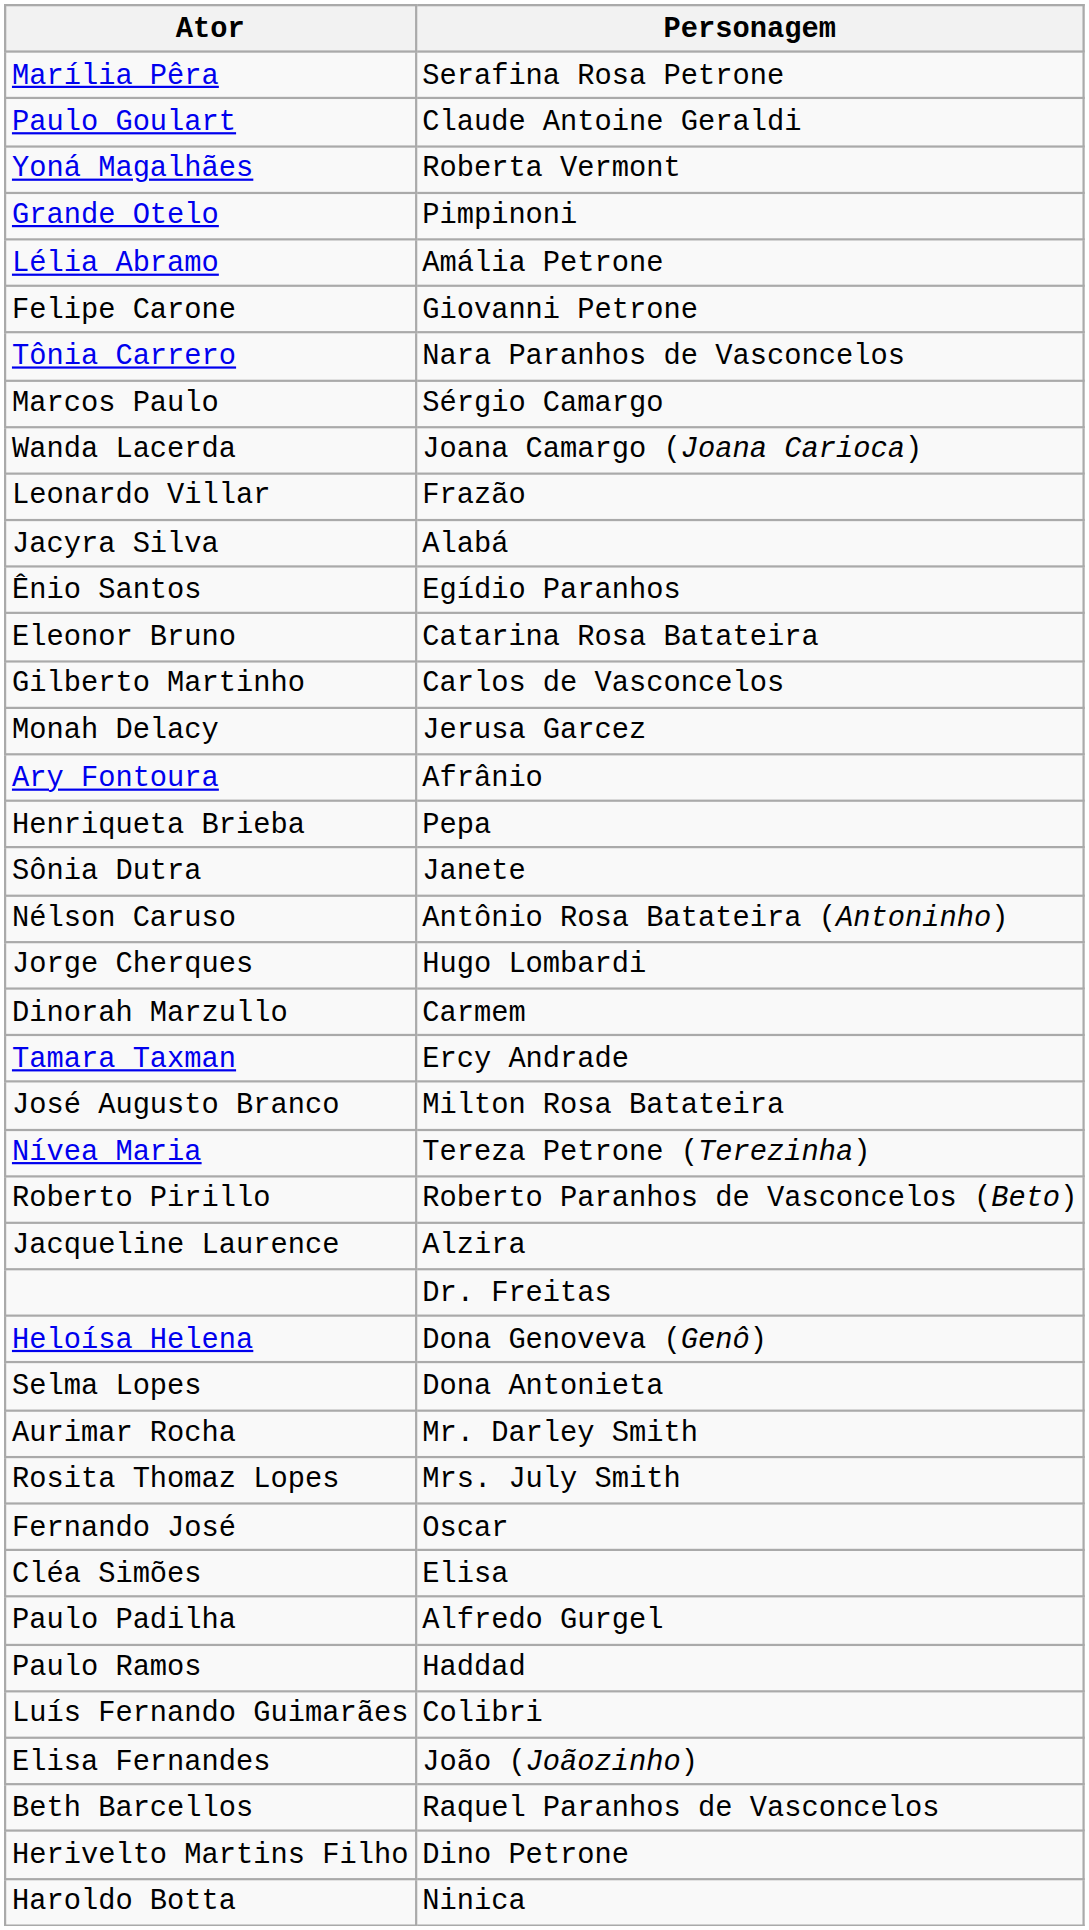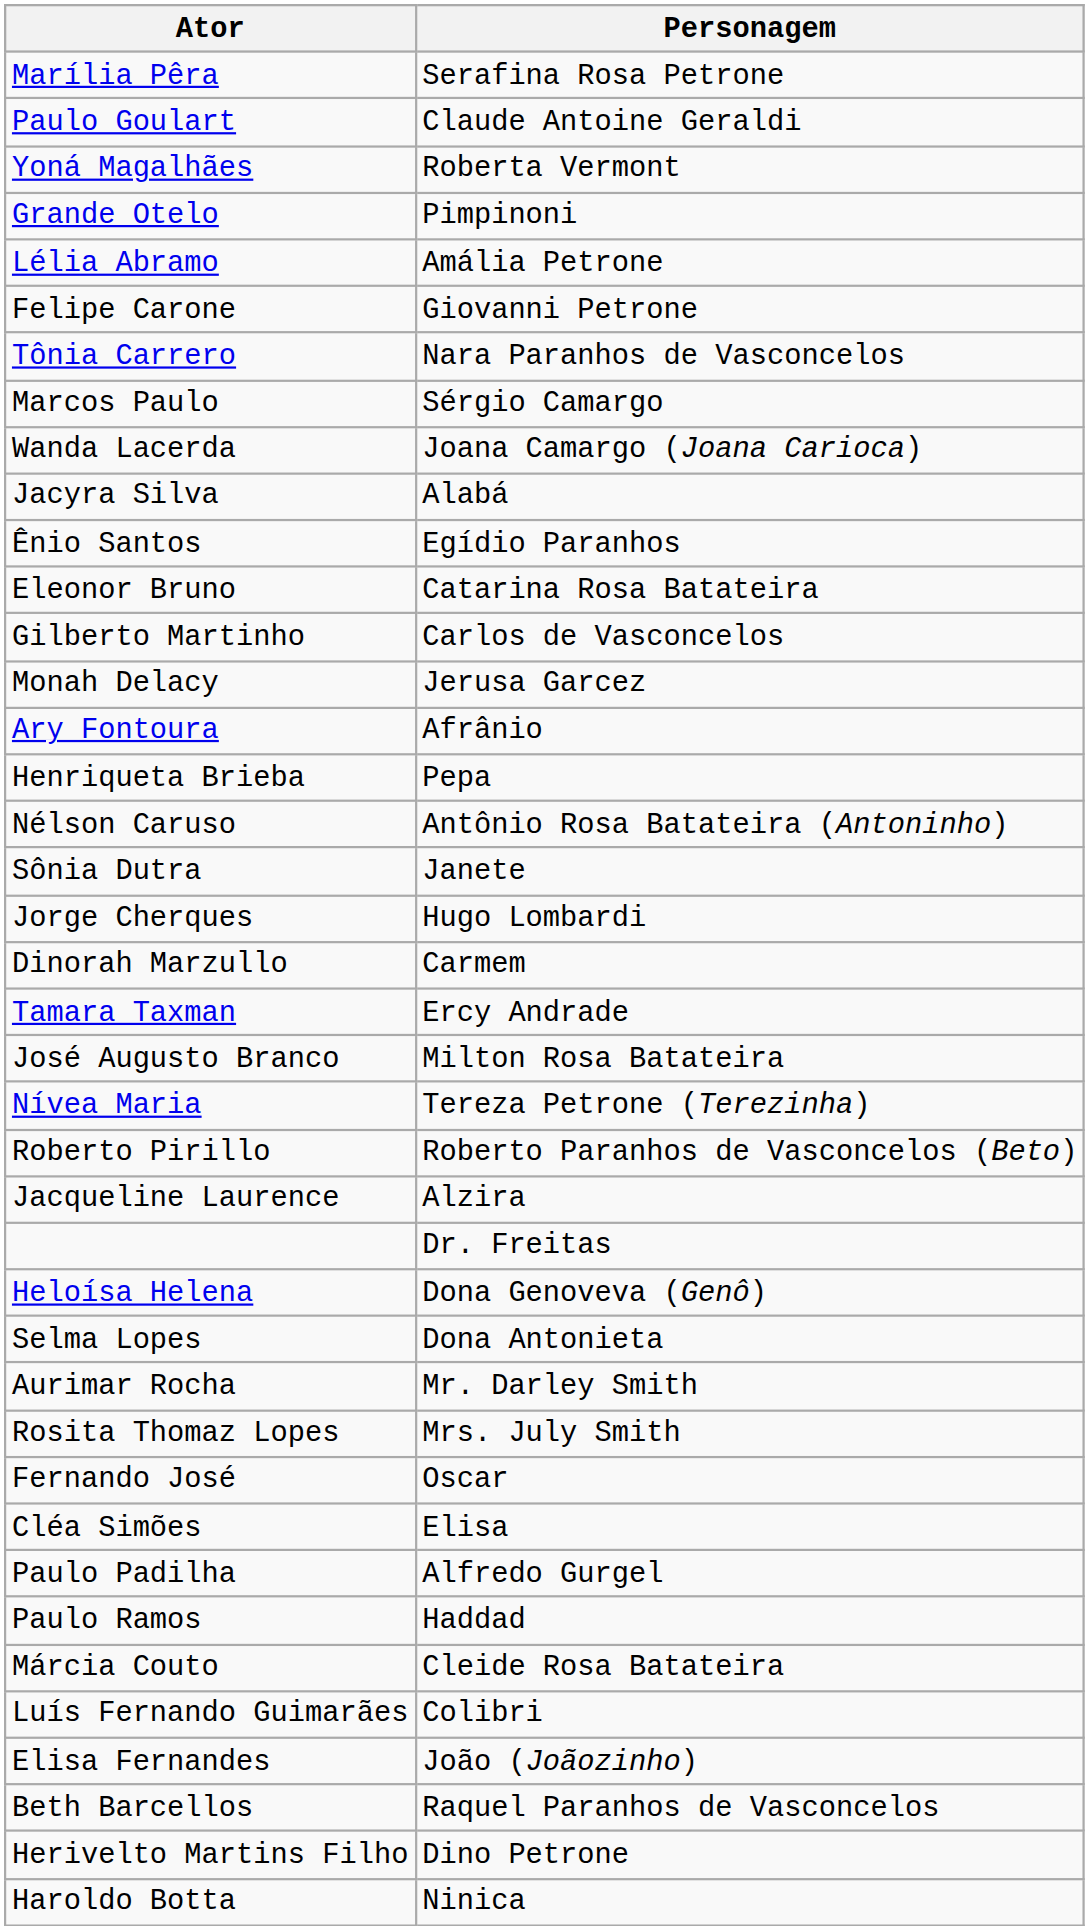- row: (141, 497)
rows swapped: (124, 918) <-> (107, 871)
+ row: (115, 1667)
